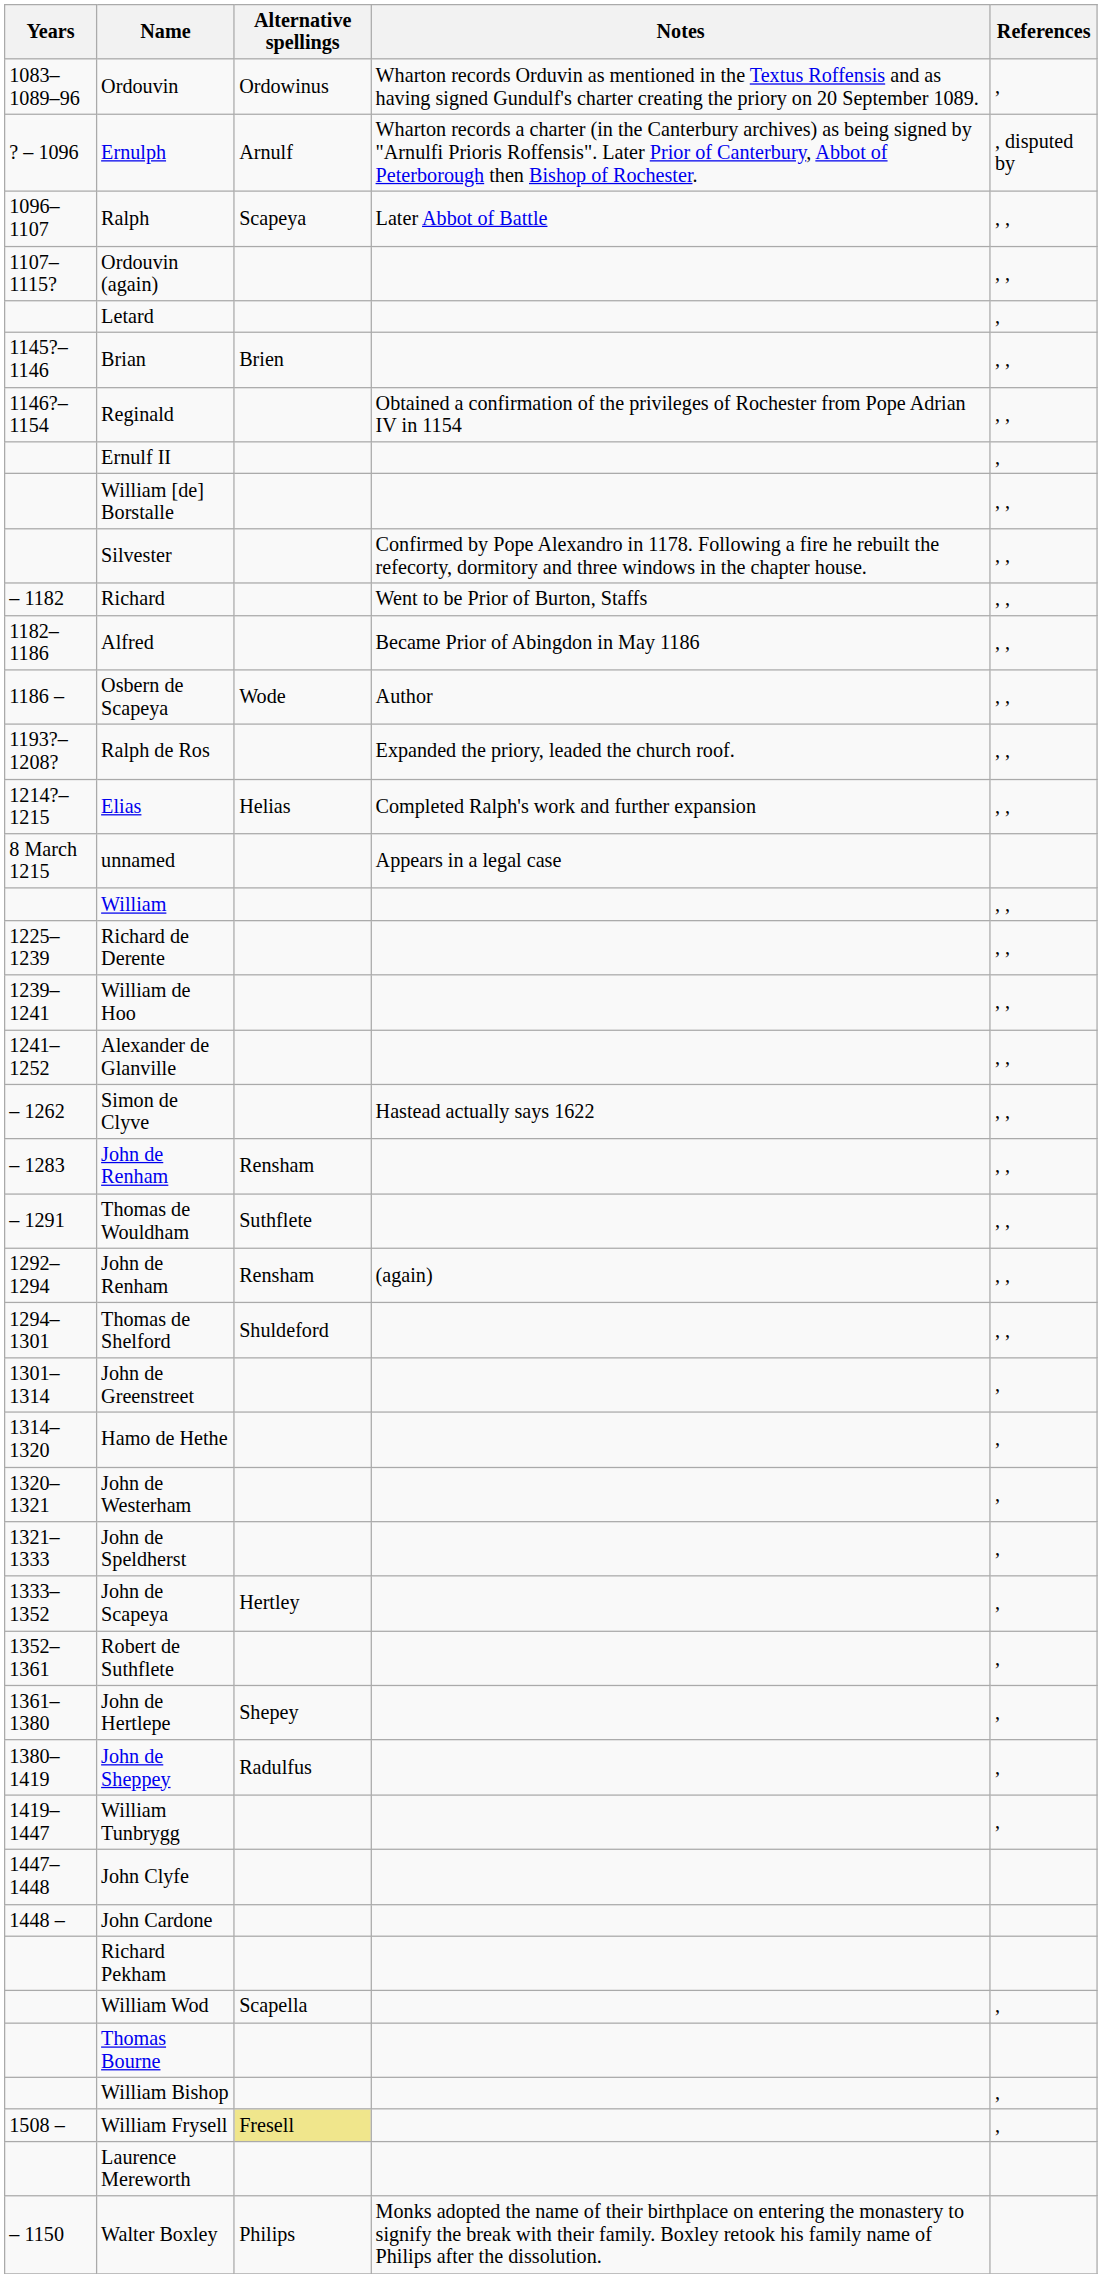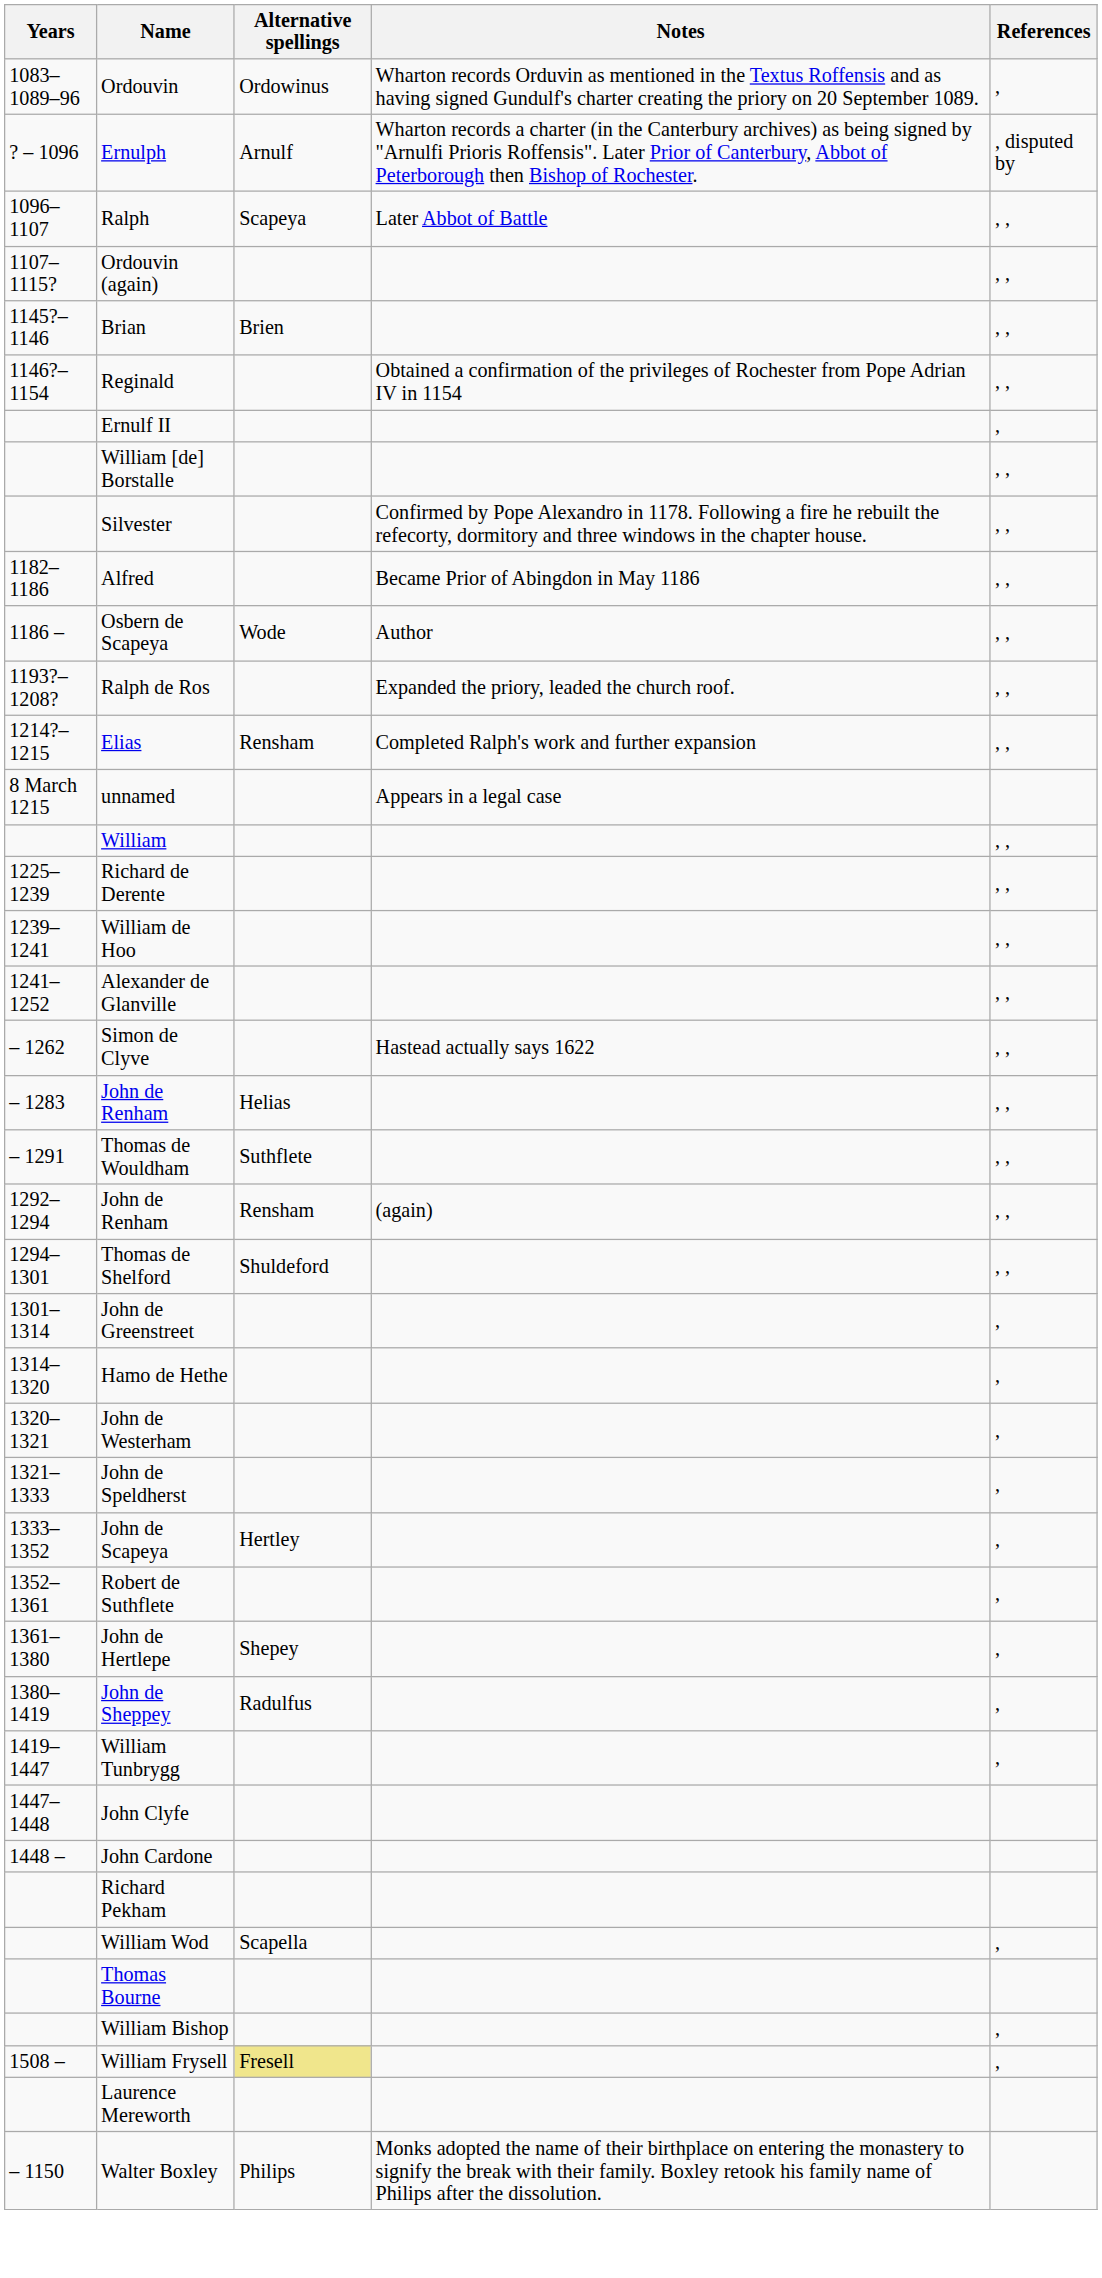- row: (51, 317)
- row: (37, 598)
(265, 806) Helias -> (277, 742) Rensham
(277, 1166) Rensham -> (265, 1102) Helias
